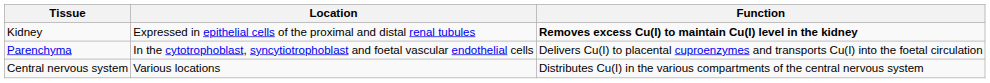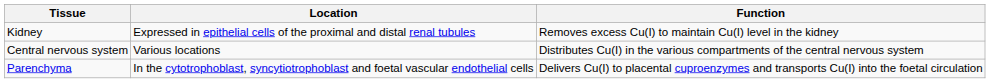(698, 31) bold -> (689, 31) normal
rows swapped: (39, 50) <-> (68, 68)
